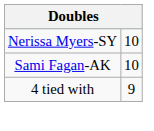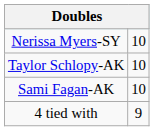+ row: (66, 65)
